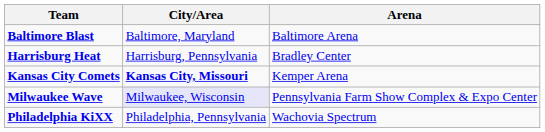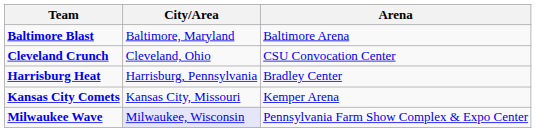+ row: (58, 55)
(187, 76) bold -> (183, 96) normal
- row: (60, 117)
